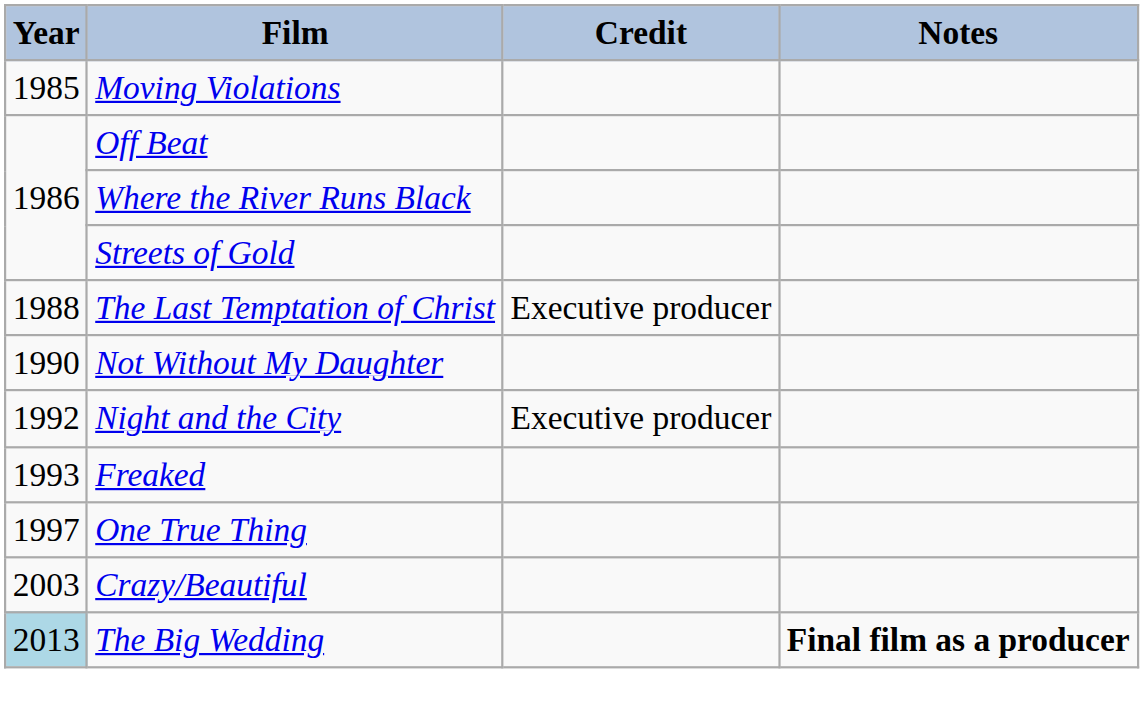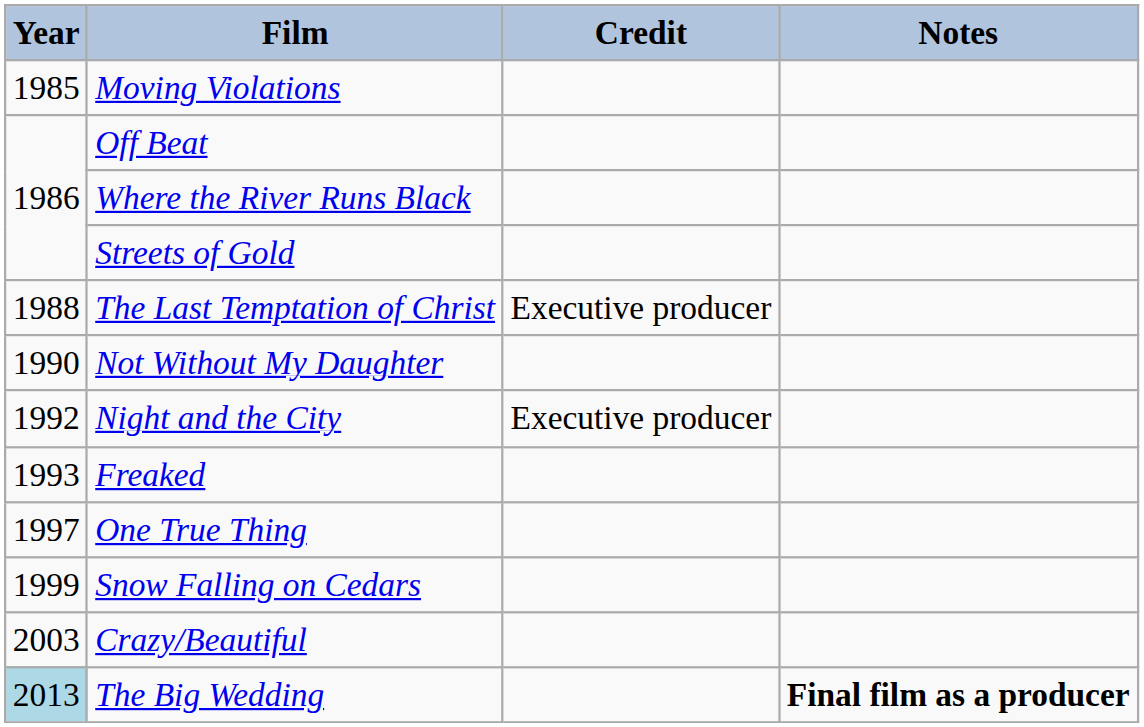+ row: (258, 583)
